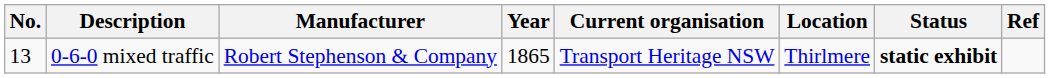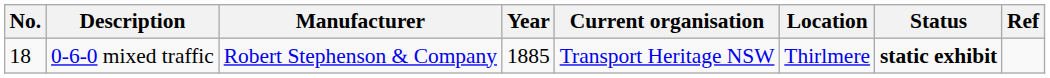(20, 55) 13 -> (20, 55) 18
(528, 55) 1865 -> (528, 55) 1885
